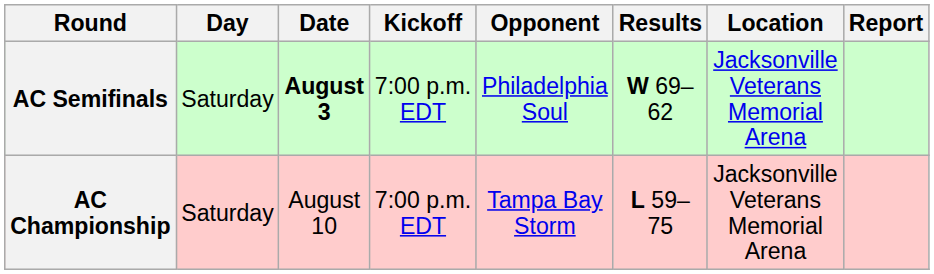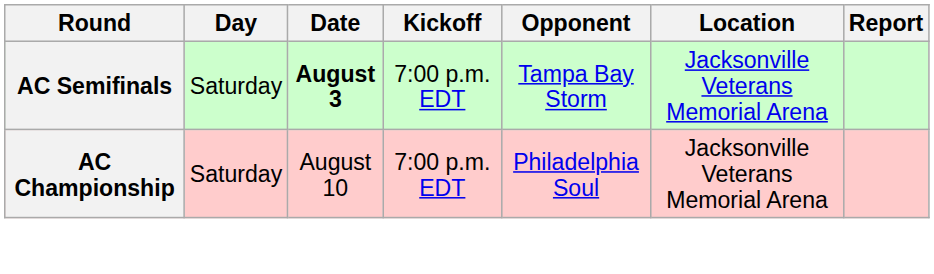- column: (660, 23)
(545, 99) Philadelphia Soul -> (576, 86) Tampa Bay Storm
(545, 213) Tampa Bay Storm -> (576, 174) Philadelphia Soul
